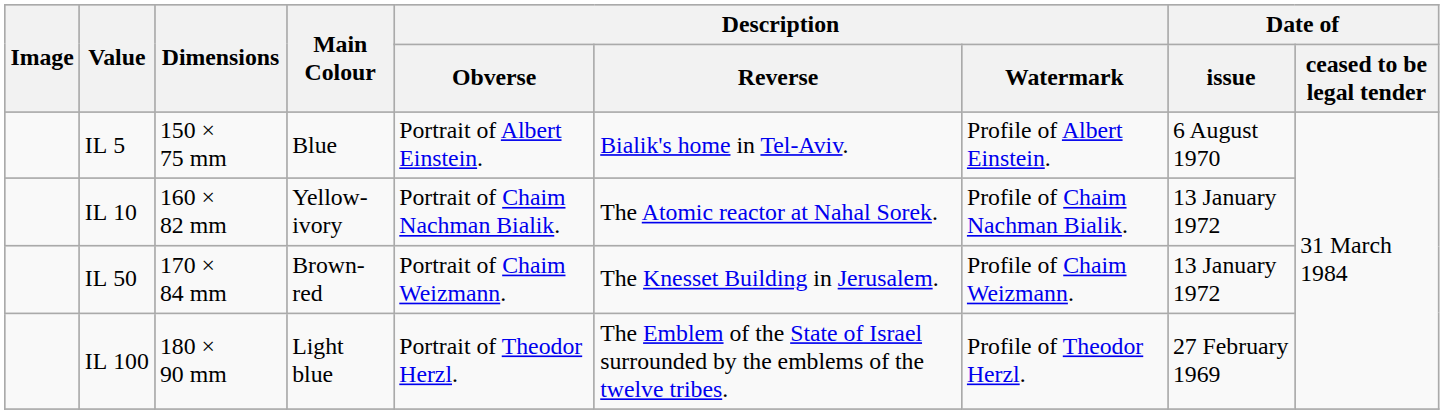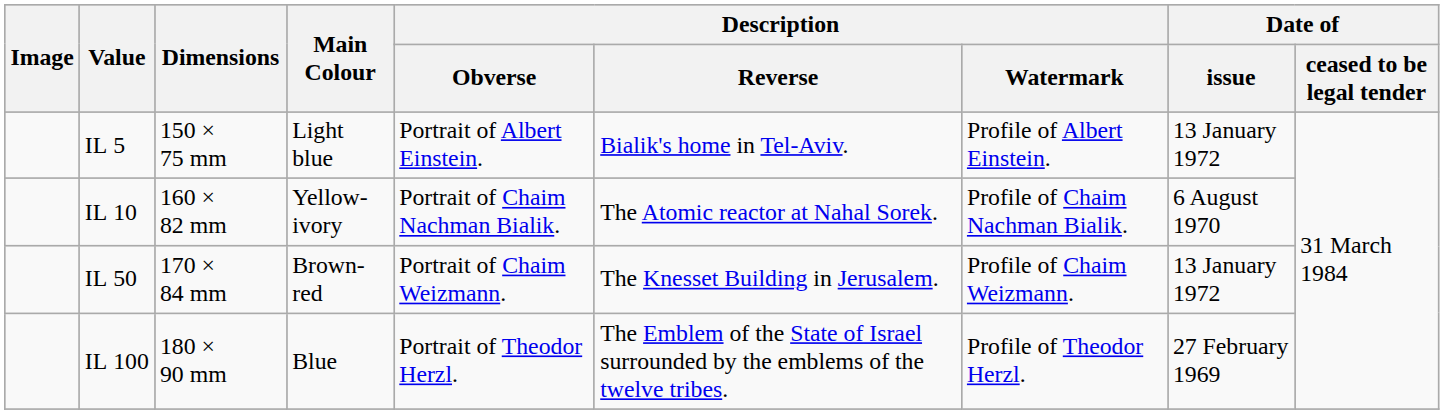(315, 144) Blue -> (318, 144) Light blue
(1215, 144) 6 August 1970 -> (1225, 144) 13 January 1972
(1225, 212) 13 January 1972 -> (1215, 212) 6 August 1970
(318, 360) Light blue -> (315, 360) Blue
